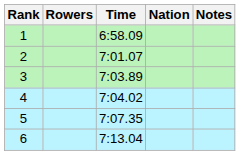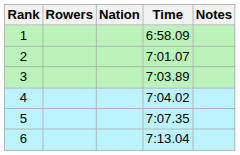columns swapped: (169, 14) <-> (121, 14)
